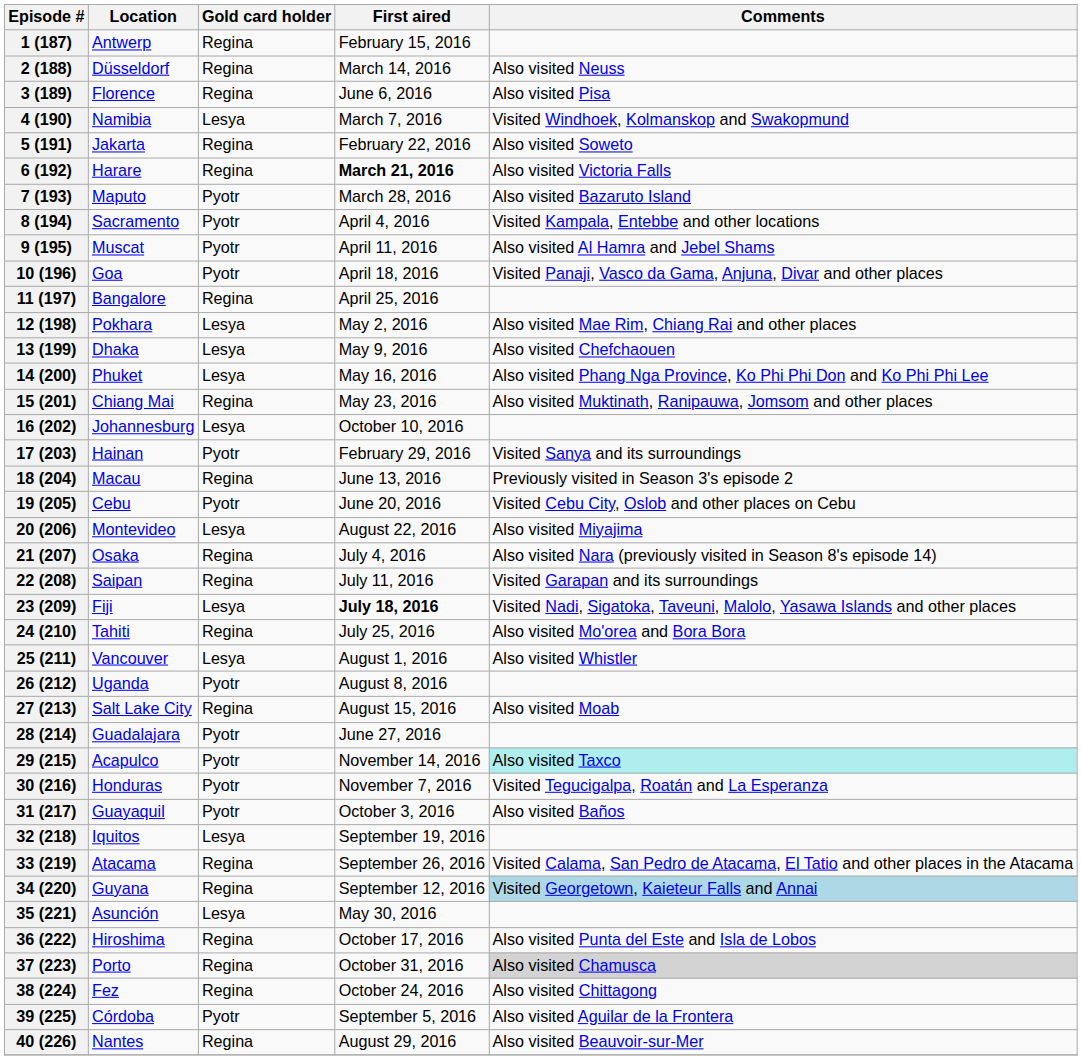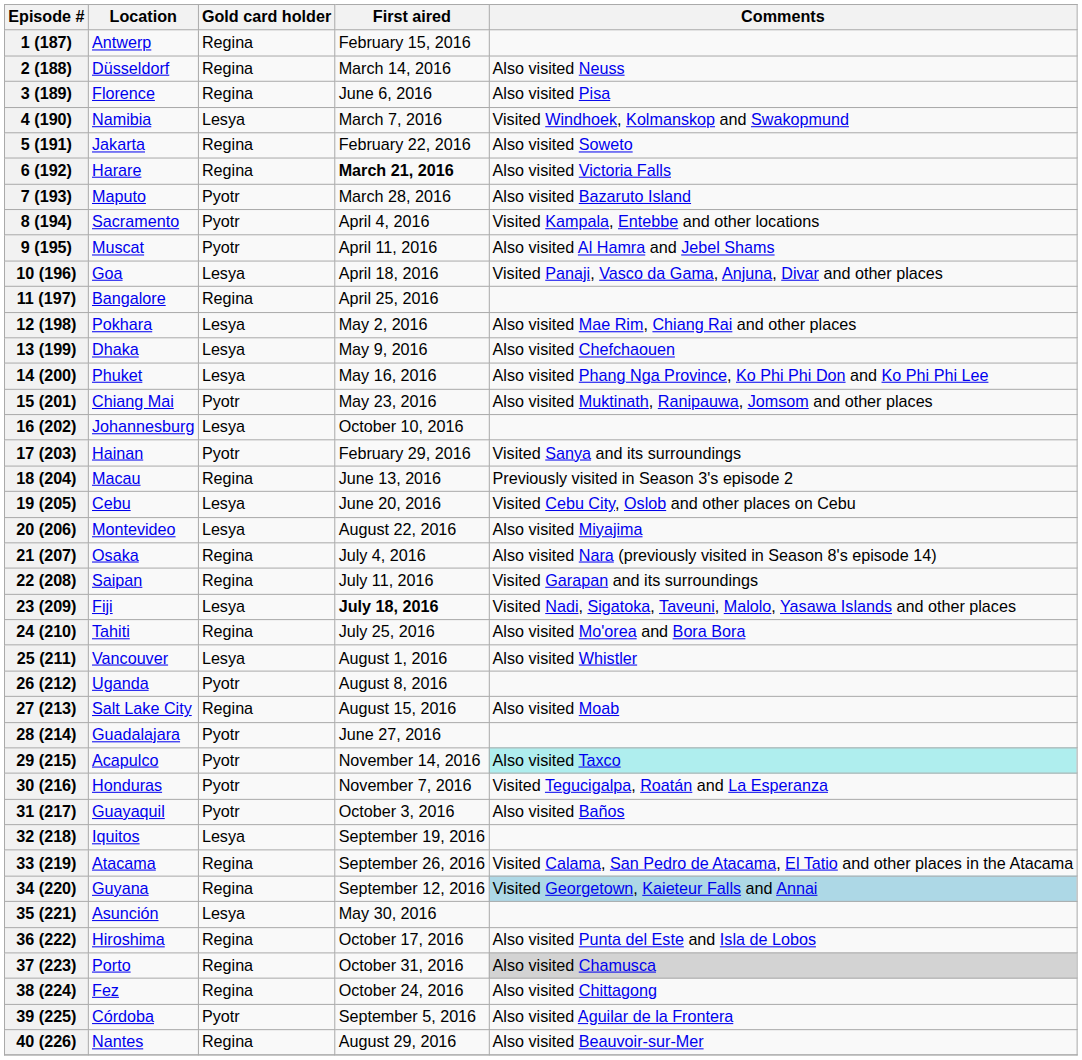(221, 273) Pyotr -> (223, 273) Lesya
(228, 401) Regina -> (221, 401) Pyotr
(221, 504) Pyotr -> (223, 504) Lesya
